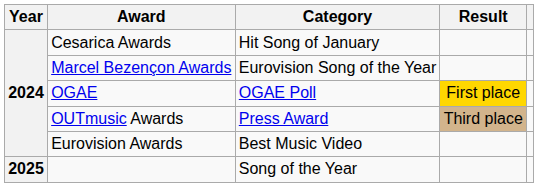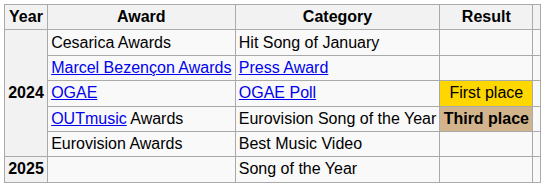(338, 67) Eurovision Song of the Year -> (284, 67) Press Award
(284, 118) Press Award -> (338, 118) Eurovision Song of the Year
(483, 118) normal -> (486, 118) bold
